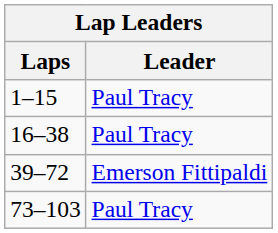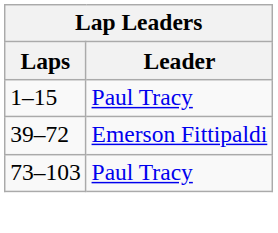- row: (40, 135)
